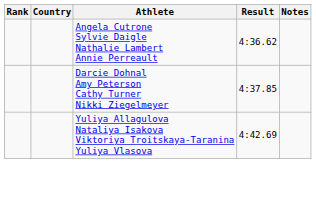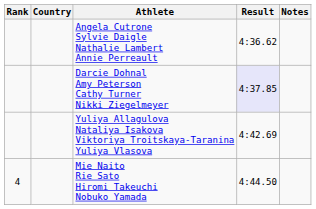(258, 89) no background -> (258, 89) lavender background
+ row: (117, 181)
